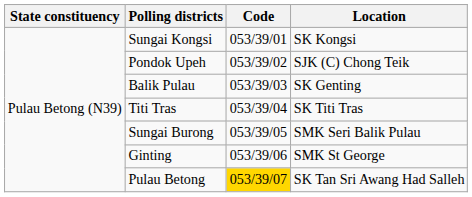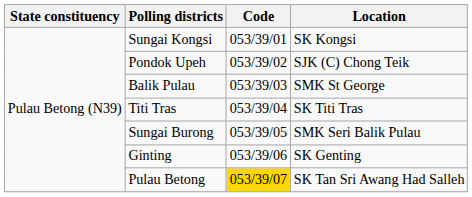(327, 85) SK Genting -> (339, 85) SMK St George
(339, 155) SMK St George -> (327, 155) SK Genting
